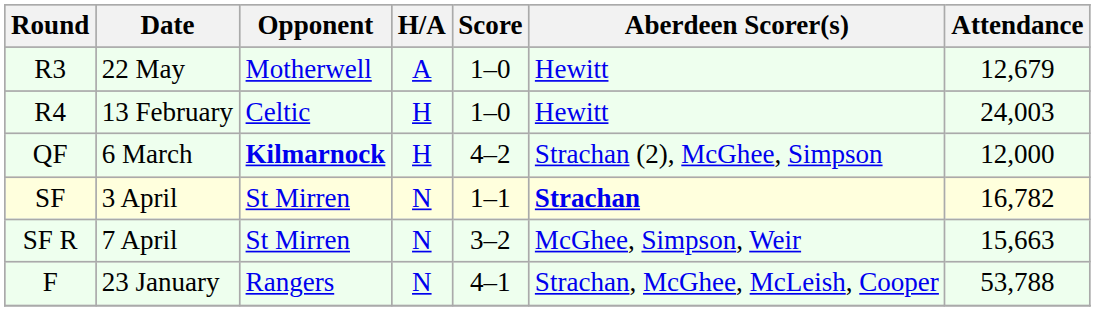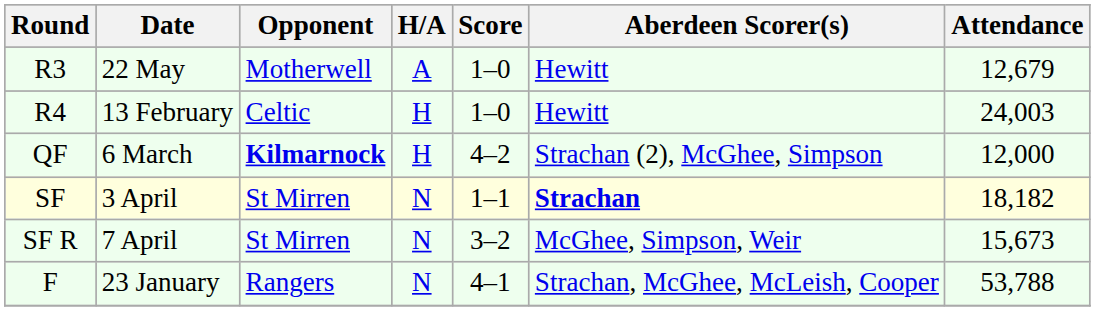(1017, 197) 16,782 -> (1017, 197) 18,182
(1017, 240) 15,663 -> (1017, 240) 15,673
